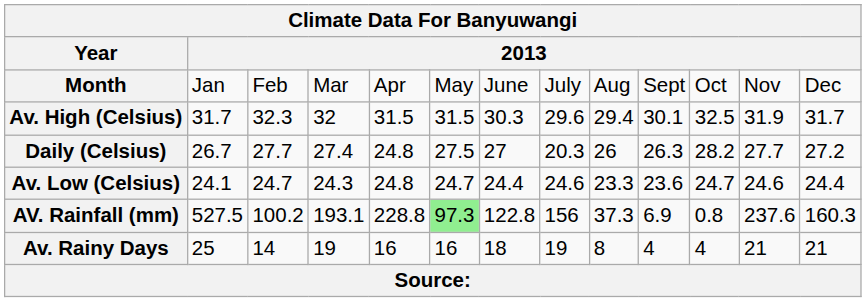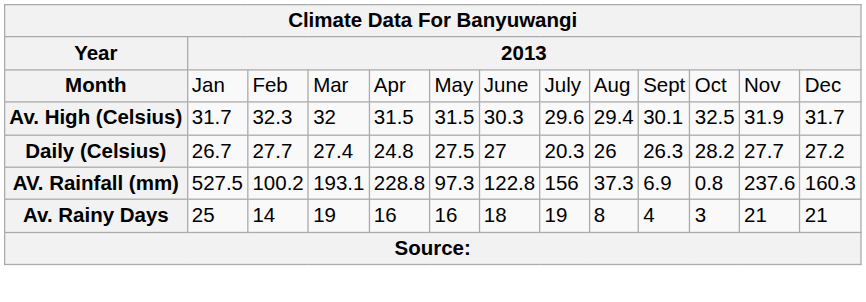- row: (96, 183)
(454, 215) lightgreen background -> (454, 183) no background
(700, 248) 4 -> (700, 215) 3
